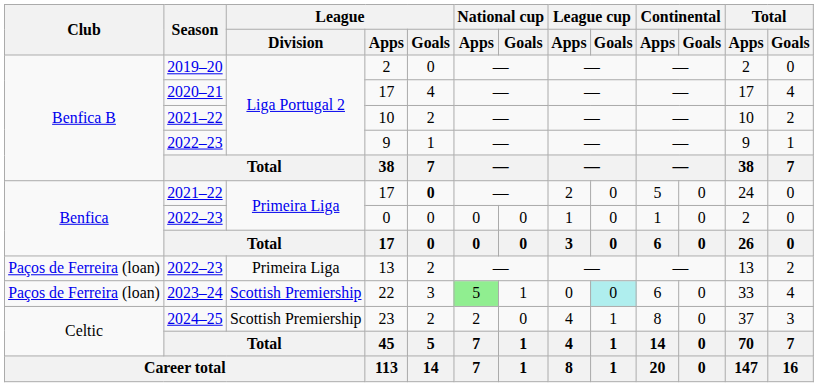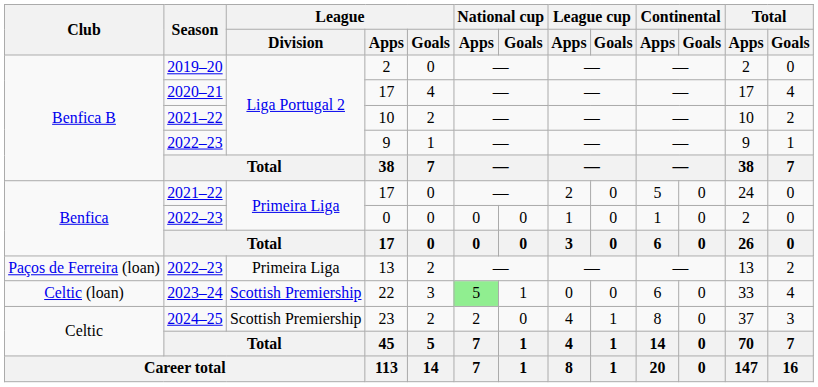(431, 192) bold -> (431, 192) normal
(84, 293) Paços de Ferreira (loan) -> (84, 293) Celtic (loan)
(613, 293) paleturquoise background -> (613, 293) no background
